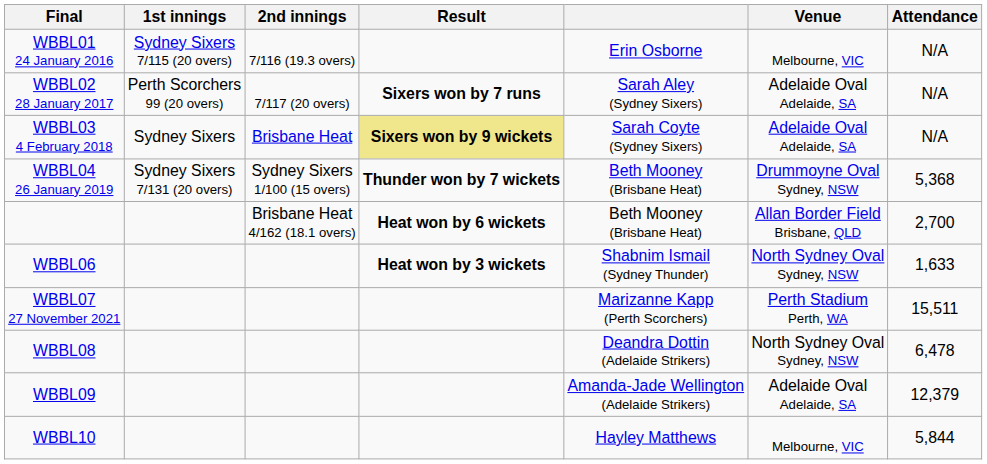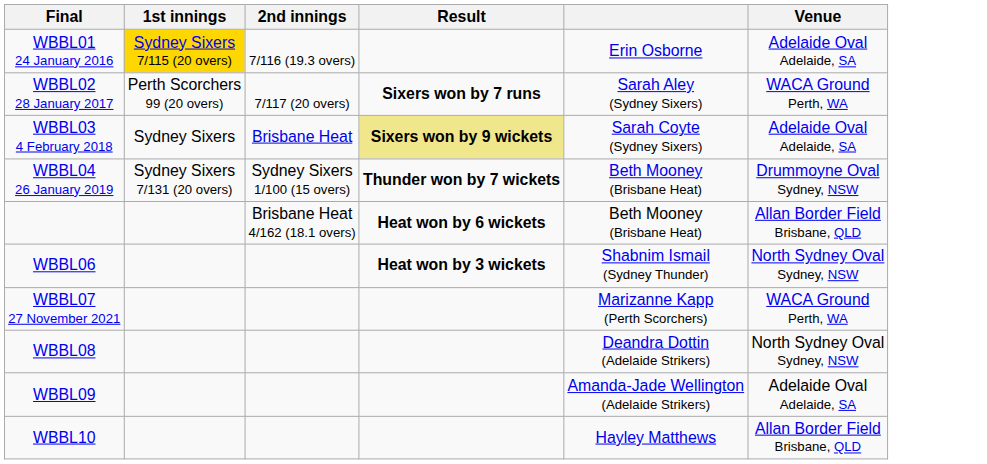- column: (935, 17)
(184, 51) no background -> (184, 51) gold background
(818, 60) Melbourne, VIC -> (818, 51) Adelaide Oval Adelaide, SA
(818, 94) Adelaide Oval Adelaide, SA -> (818, 94) WACA Ground Perth, WA
(818, 308) Perth Stadium Perth, WA -> (818, 308) WACA Ground Perth, WA
(818, 447) Melbourne, VIC -> (818, 437) Allan Border Field Brisbane, QLD
